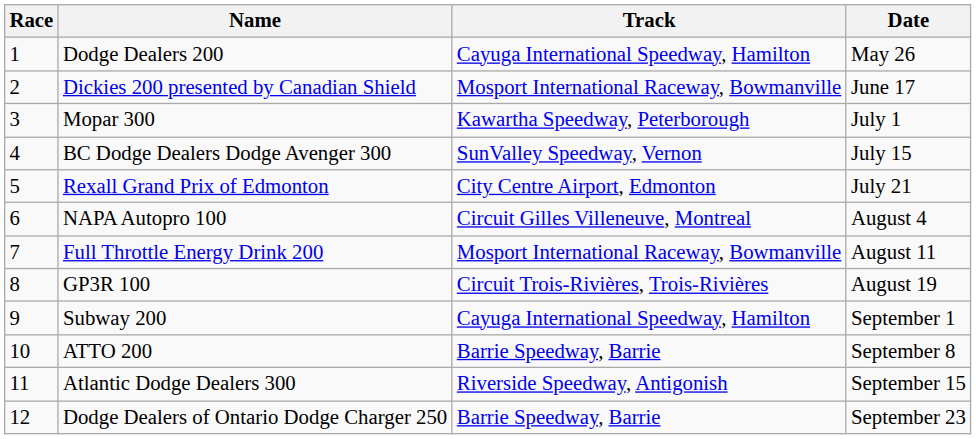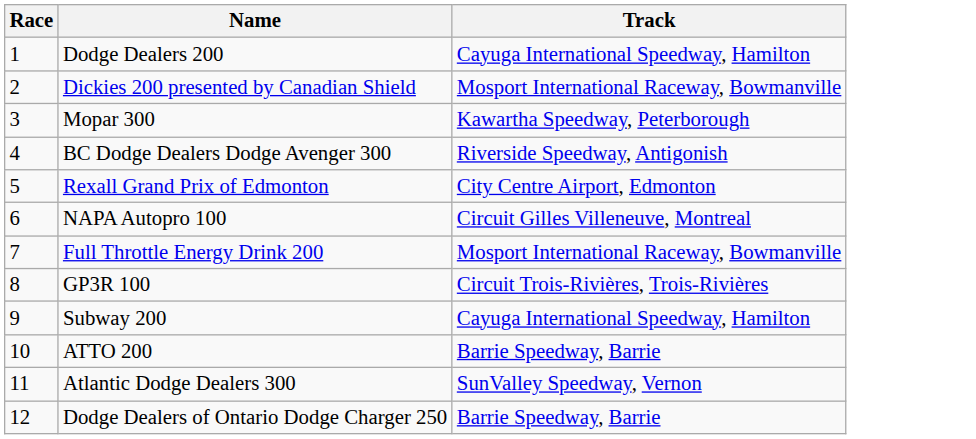- column: (908, 20)
(579, 152) SunValley Speedway, Vernon -> (592, 152) Riverside Speedway, Antigonish
(592, 383) Riverside Speedway, Antigonish -> (579, 383) SunValley Speedway, Vernon
